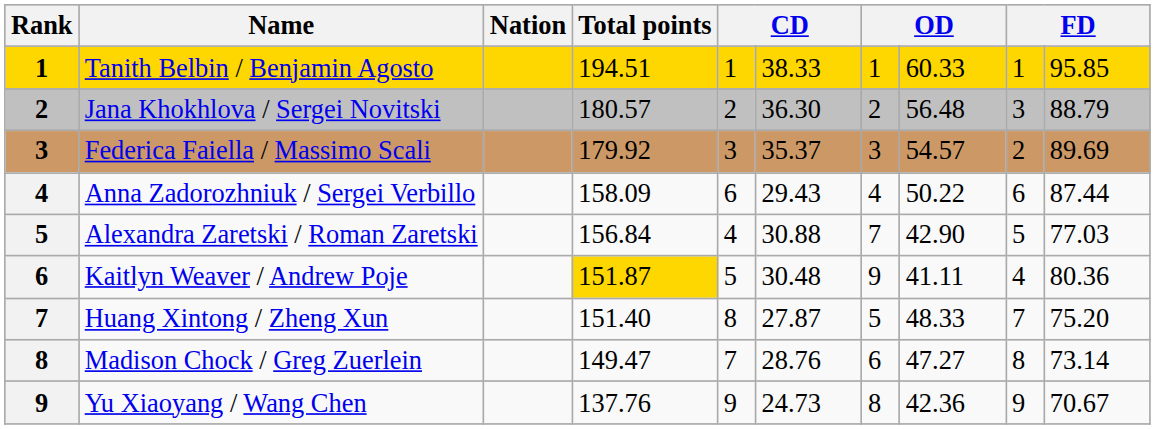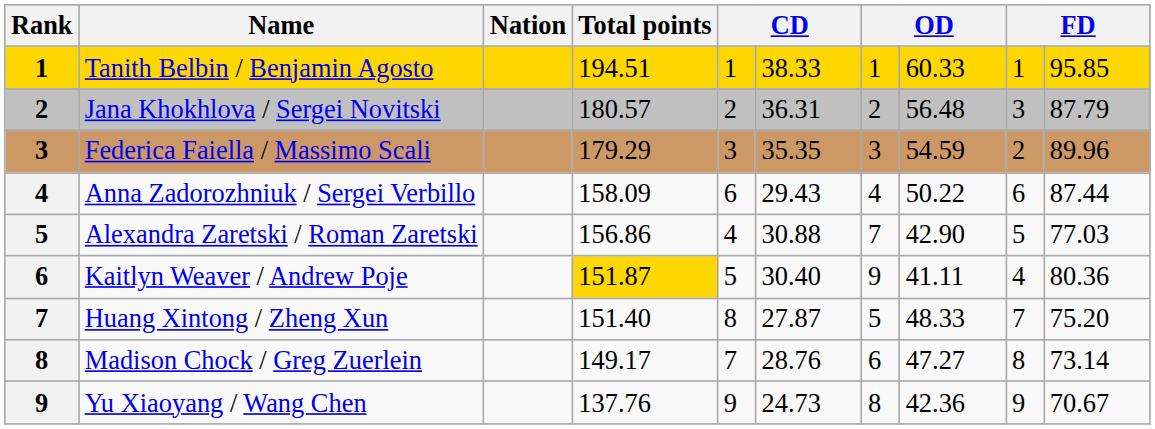(791, 109) 36.30 -> (791, 109) 36.31
(1080, 109) 88.79 -> (1080, 109) 87.79
(615, 151) 179.92 -> (615, 151) 179.29
(791, 151) 35.37 -> (791, 151) 35.35
(935, 151) 54.57 -> (935, 151) 54.59
(1080, 151) 89.69 -> (1080, 151) 89.96
(615, 234) 156.84 -> (615, 234) 156.86
(791, 276) 30.48 -> (791, 276) 30.40
(615, 360) 149.47 -> (615, 360) 149.17
